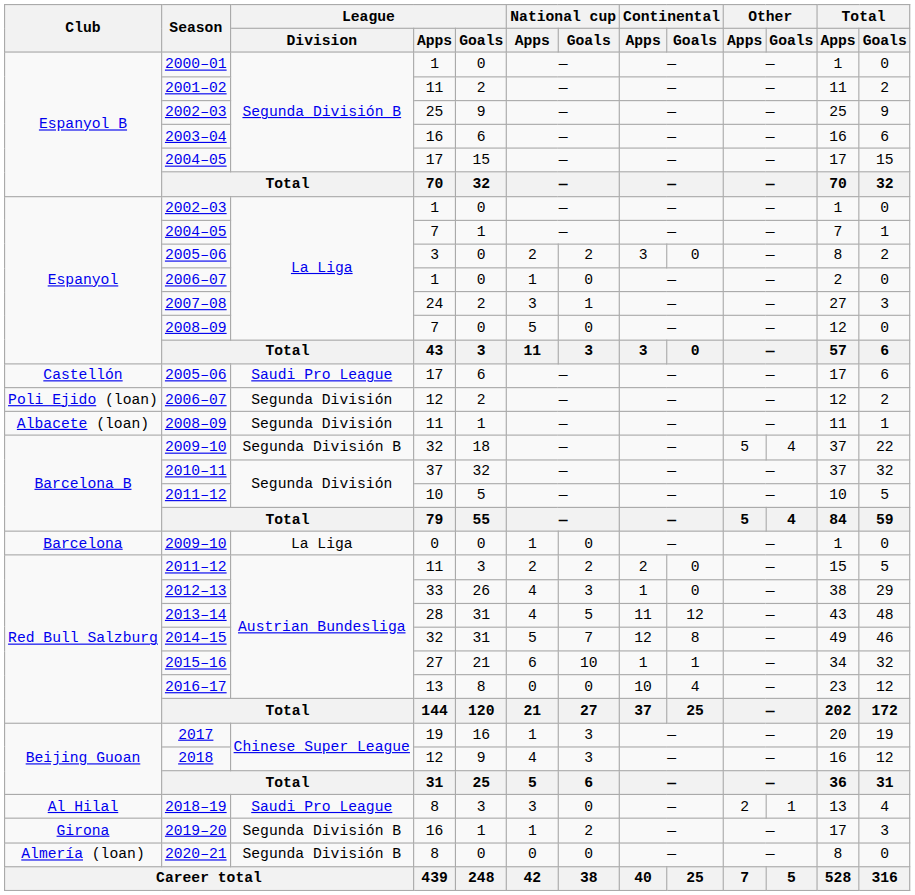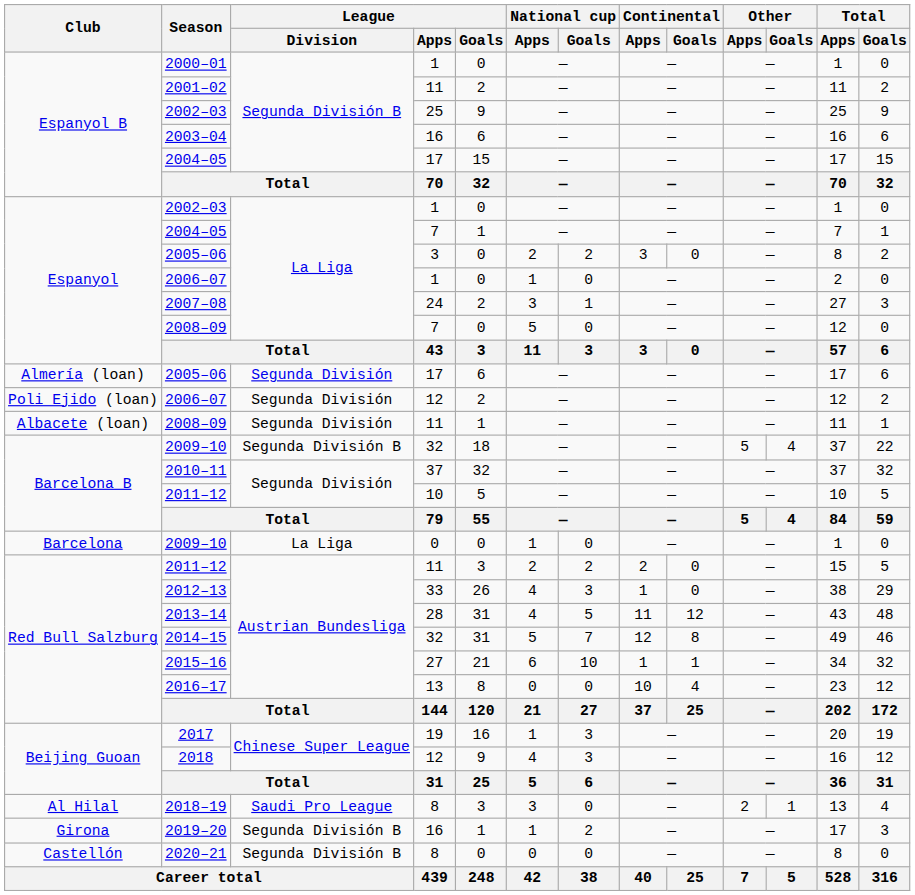(83, 376) Castellón -> (83, 376) Almería (loan)
(322, 376) Saudi Pro League -> (322, 376) Segunda División
(83, 855) Almería (loan) -> (83, 855) Castellón
